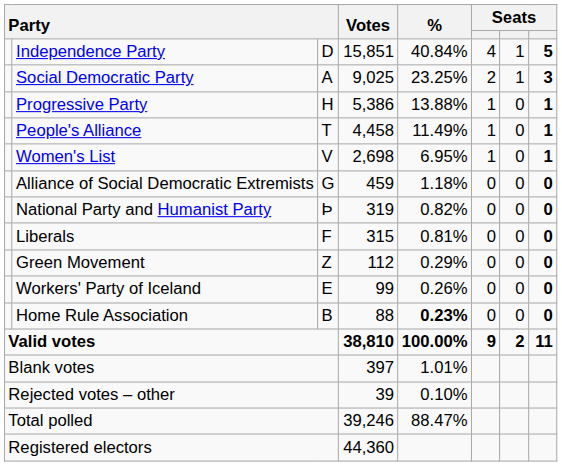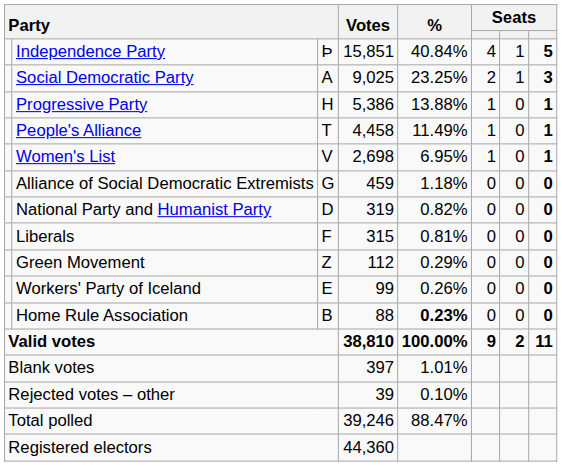(327, 51) D -> (327, 51) Þ
(327, 210) Þ -> (327, 210) D
